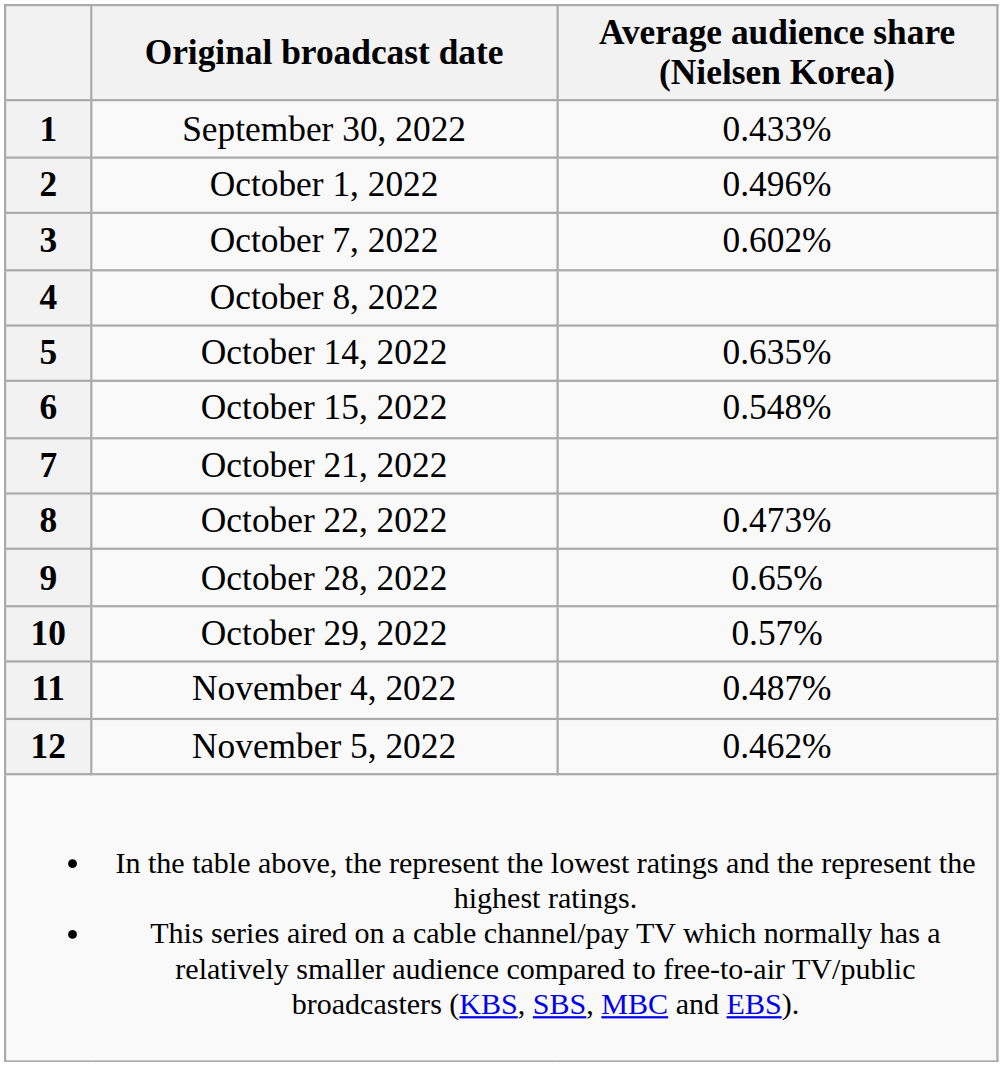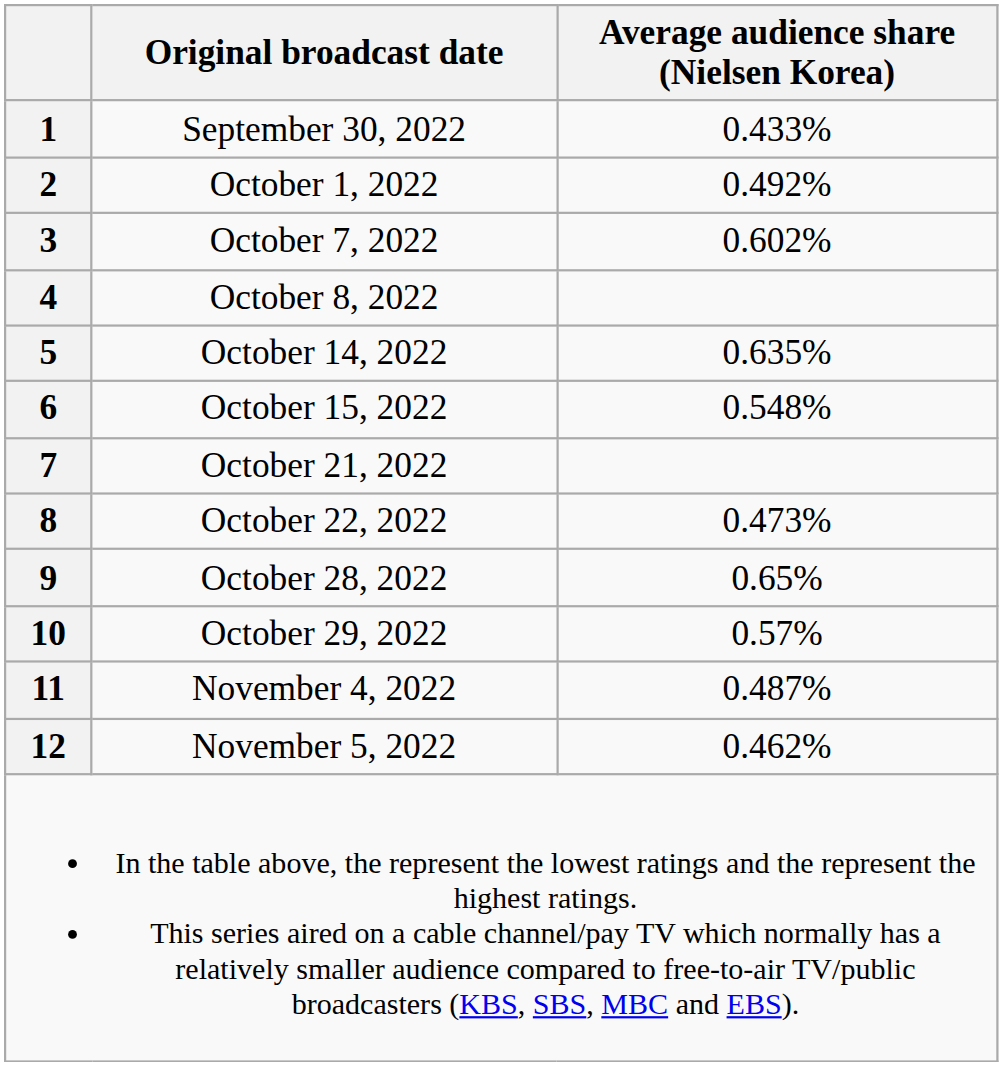(777, 184) 0.496% -> (777, 184) 0.492%
